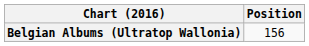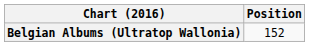(274, 32) 156 -> (274, 32) 152
